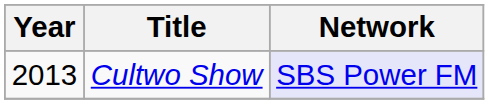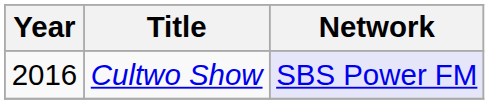(44, 74) 2013 -> (44, 74) 2016
